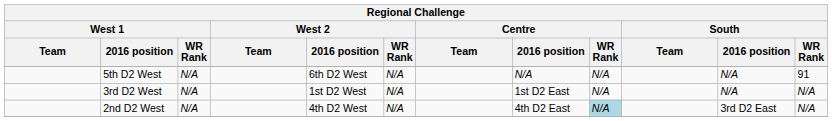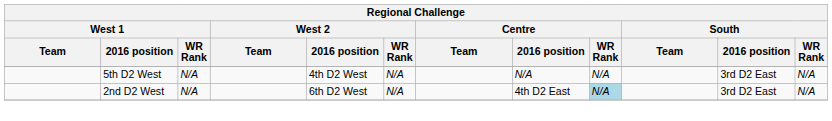(338, 74) 6th D2 West -> (338, 74) 4th D2 West
(729, 74) N/A -> (748, 74) 3rd D2 East
(803, 74) 91 -> (806, 74) N/A
- row: (132, 91)
(338, 108) 4th D2 West -> (338, 91) 6th D2 West
